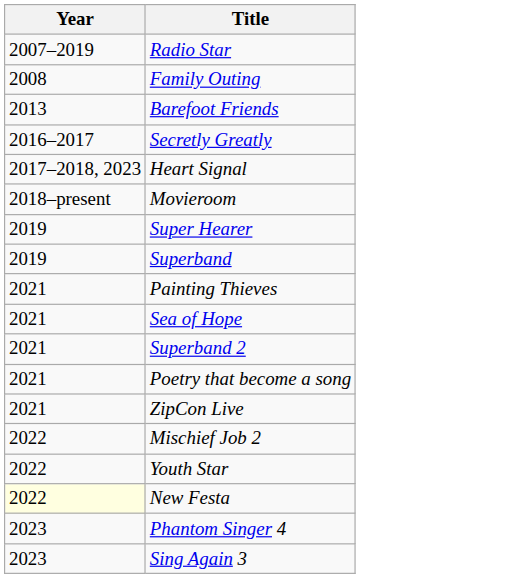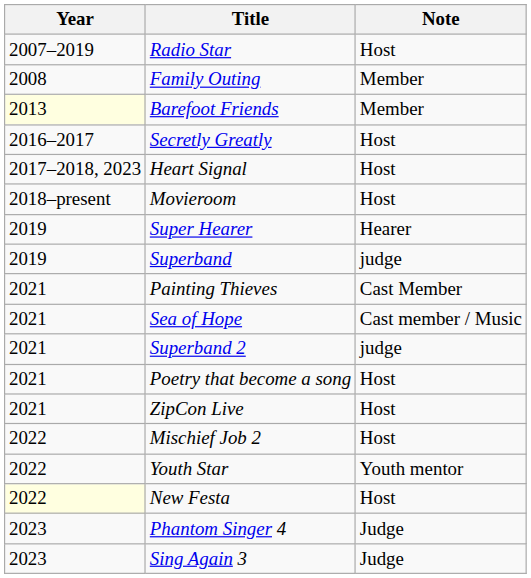+ column: (441, 19)
(28, 109) no background -> (28, 109) lightyellow background
